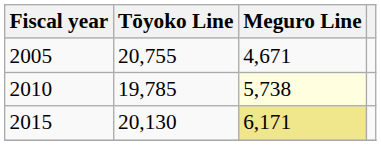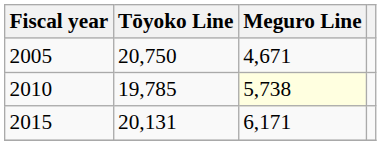(147, 55) 20,755 -> (147, 55) 20,750
(147, 122) 20,130 -> (147, 122) 20,131
(267, 122) khaki background -> (267, 122) no background
